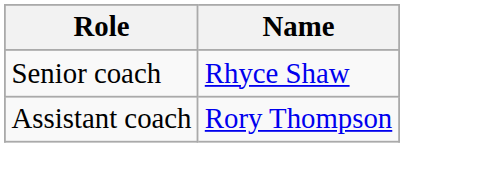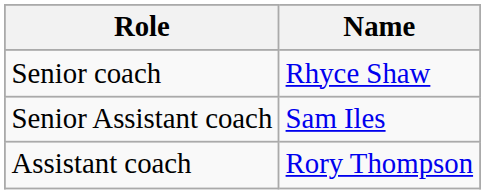+ row: (142, 118)
